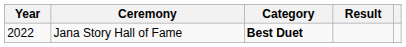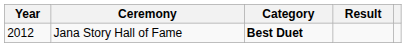(20, 33) 2022 -> (20, 33) 2012
